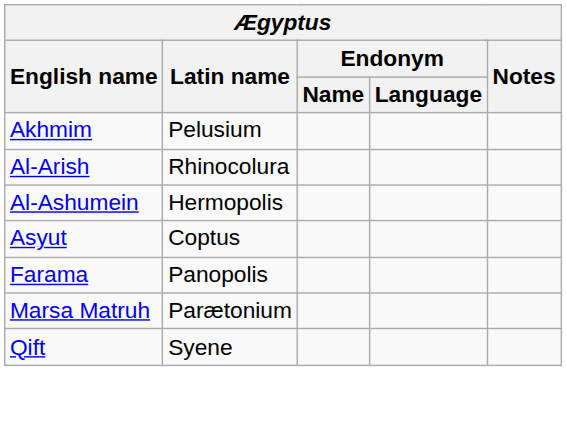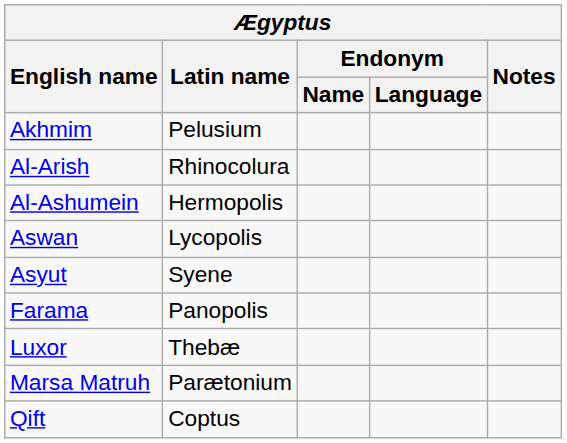+ row: (44, 238)
(204, 238) Coptus -> (200, 274) Syene
+ row: (38, 346)
(200, 346) Syene -> (204, 418) Coptus
